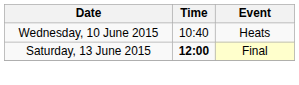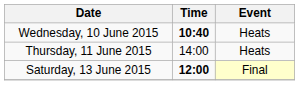(194, 32) normal -> (194, 32) bold
+ row: (88, 51)
